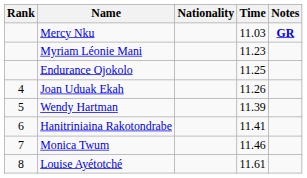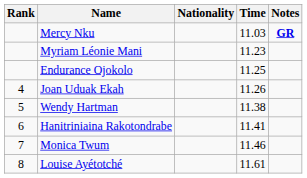(253, 107) 11.39 -> (253, 107) 11.38
